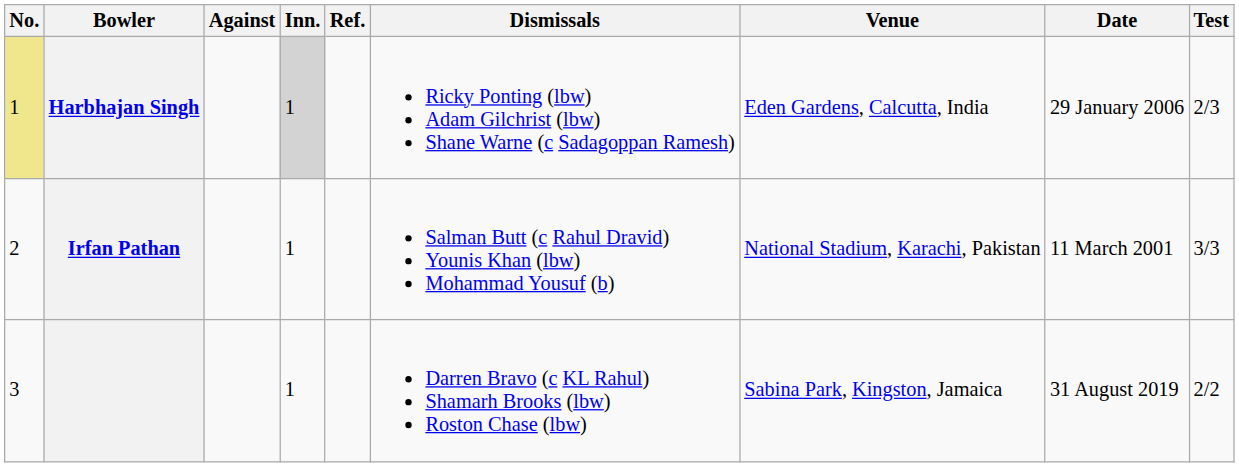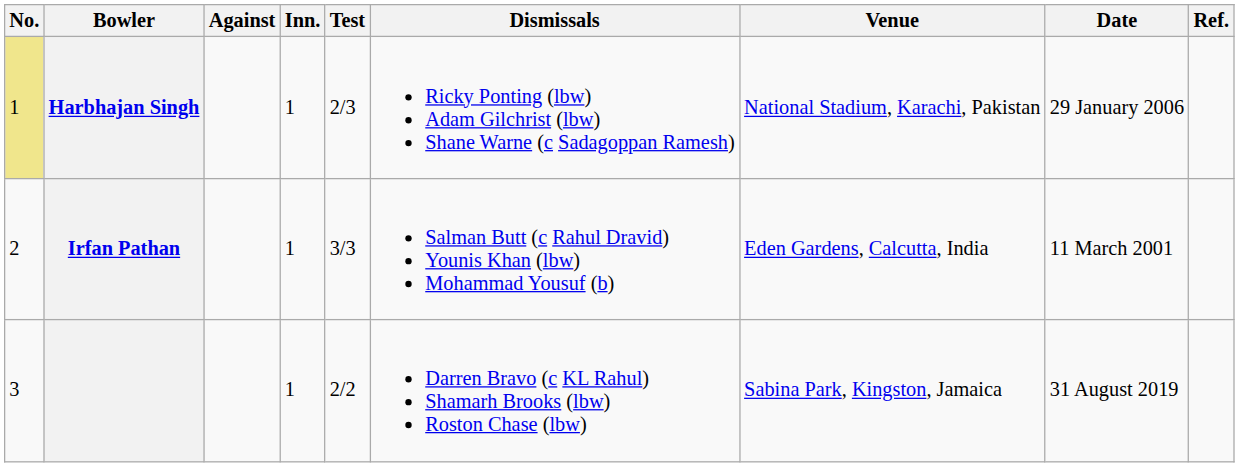columns swapped: (1211, 20) <-> (347, 20)
(290, 107) lightgrey background -> (290, 107) no background
(866, 107) Eden Gardens, Calcutta, India -> (892, 107) National Stadium, Karachi, Pakistan
(892, 248) National Stadium, Karachi, Pakistan -> (866, 248) Eden Gardens, Calcutta, India
